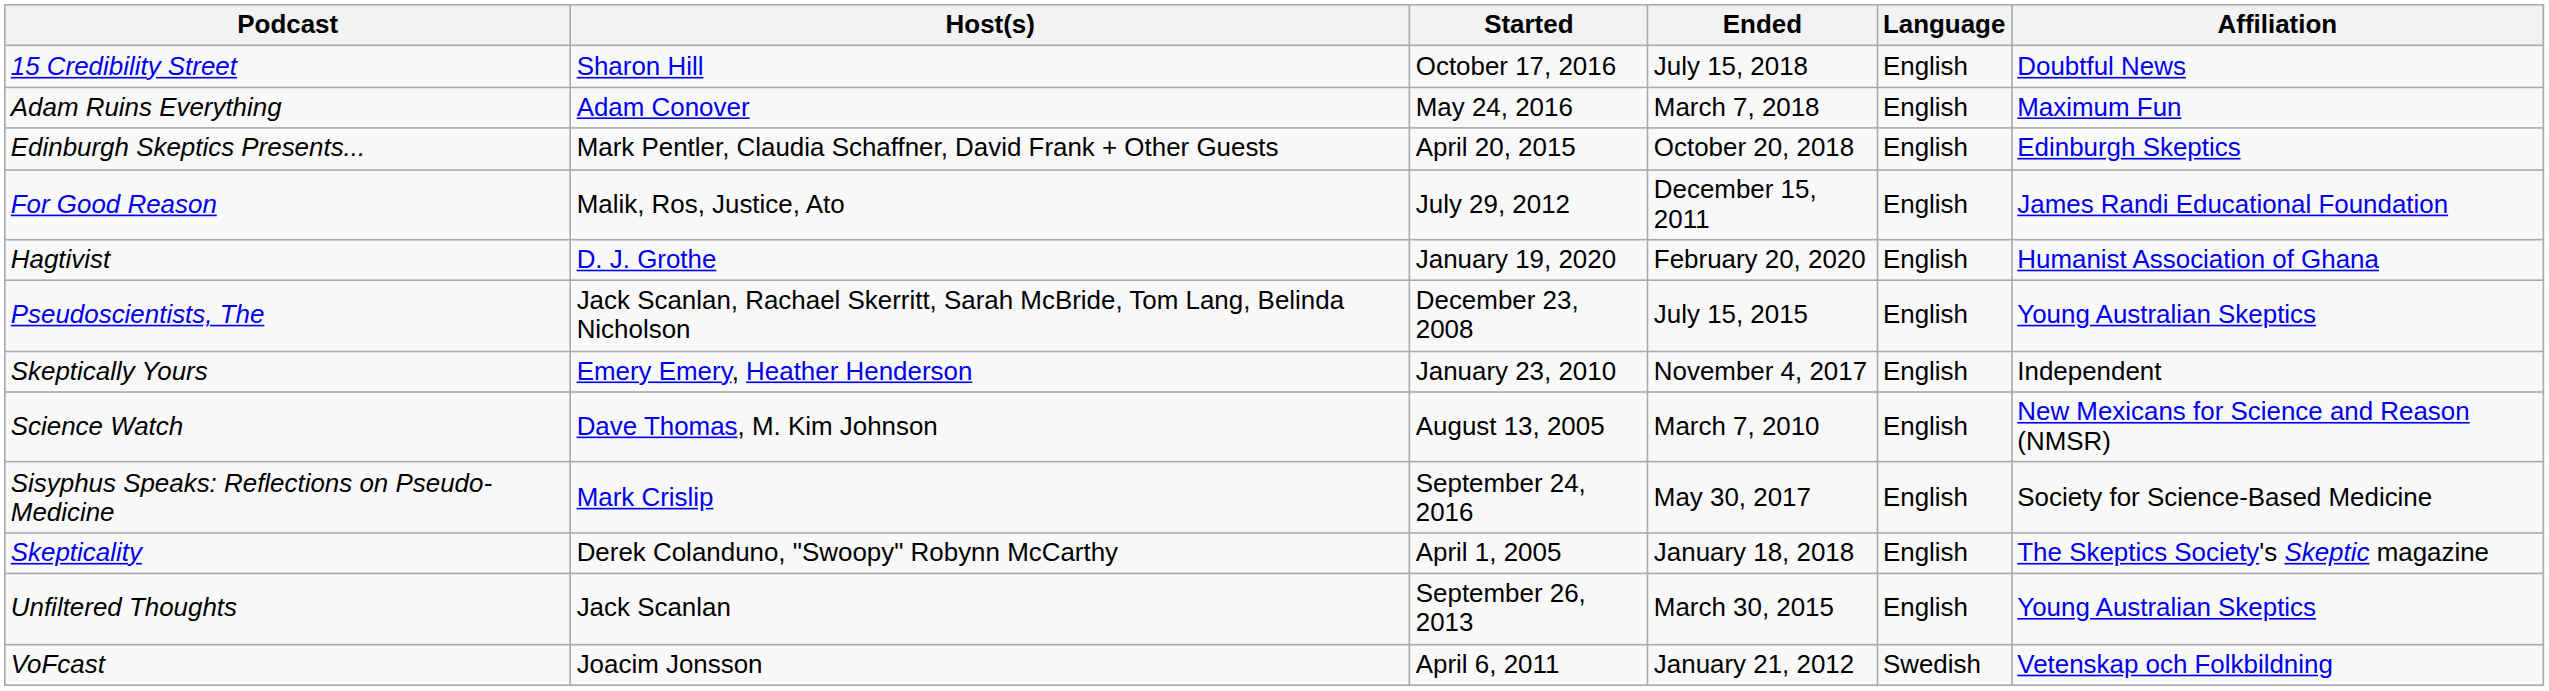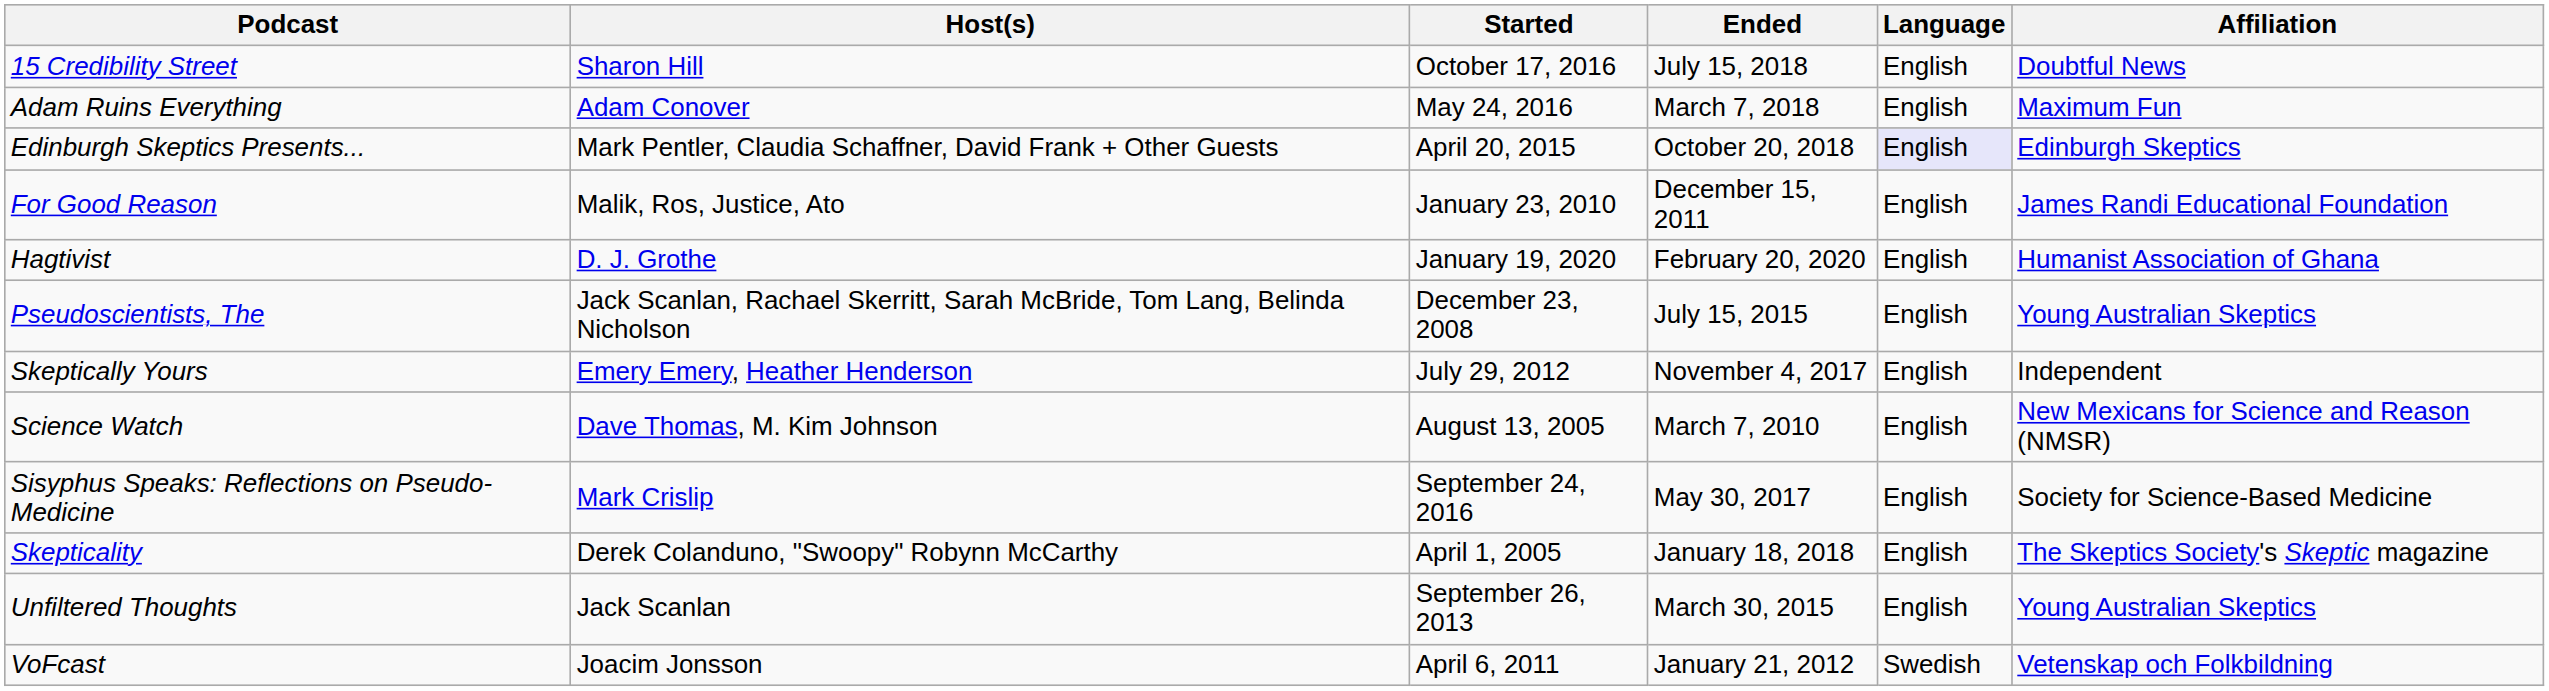(1925, 148) no background -> (1925, 148) lavender background
(1493, 204) July 29, 2012 -> (1516, 204) January 23, 2010
(1516, 371) January 23, 2010 -> (1493, 371) July 29, 2012
